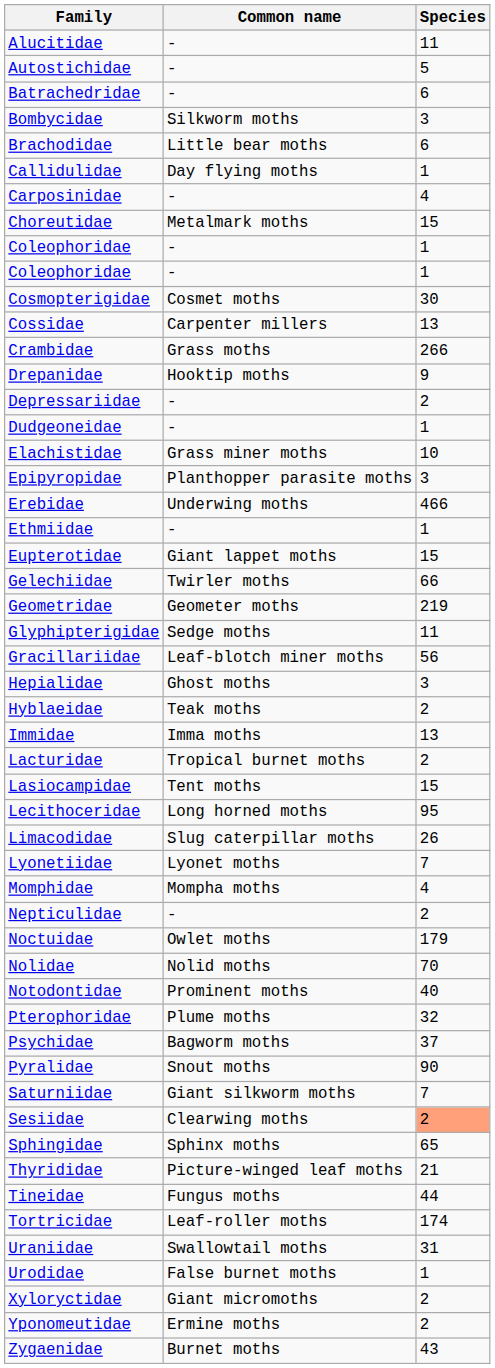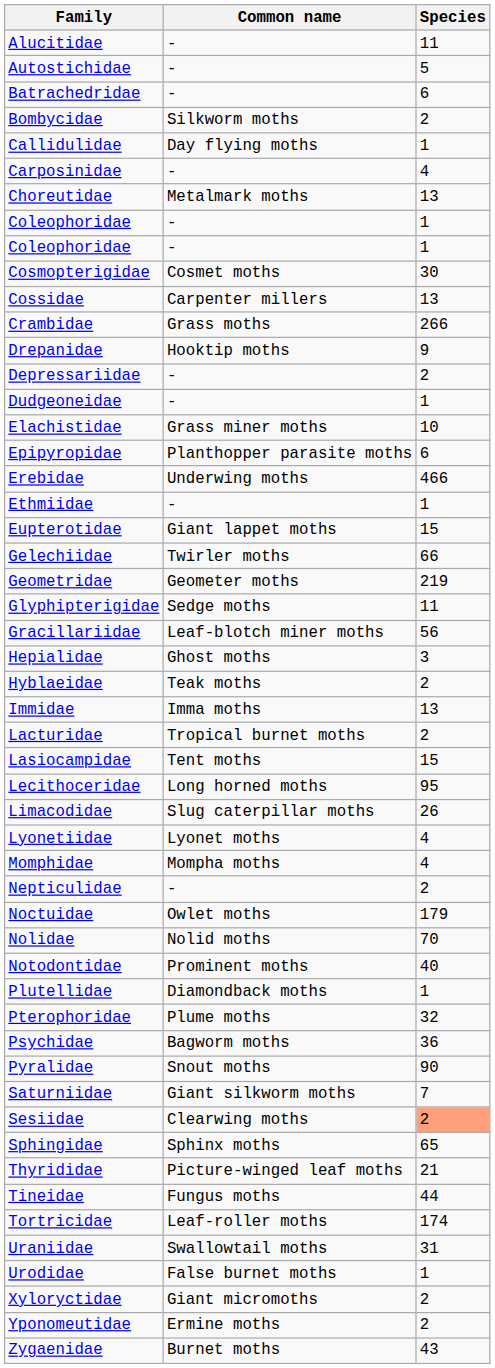(425, 120) 3 -> (425, 120) 2
- row: (60, 146)
(429, 223) 15 -> (429, 197) 13
(425, 479) 3 -> (425, 453) 6
(425, 863) 7 -> (425, 838) 4
+ row: (60, 992)
(429, 1043) 37 -> (429, 1043) 36
